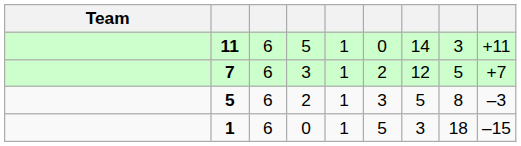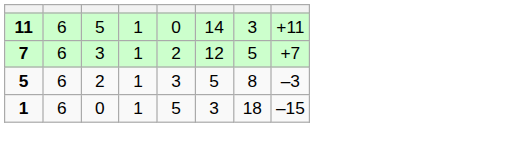- column: (108, 19)
